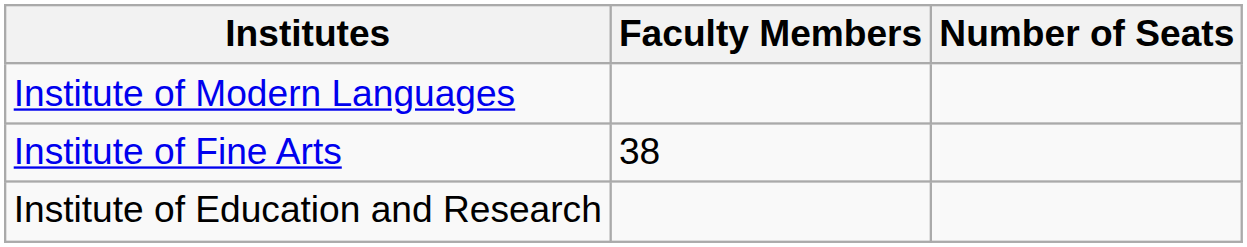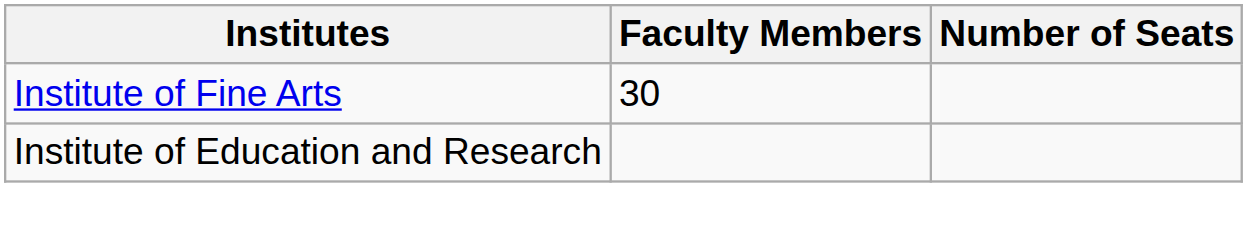- row: (264, 92)
(640, 151) 38 -> (640, 92) 30
